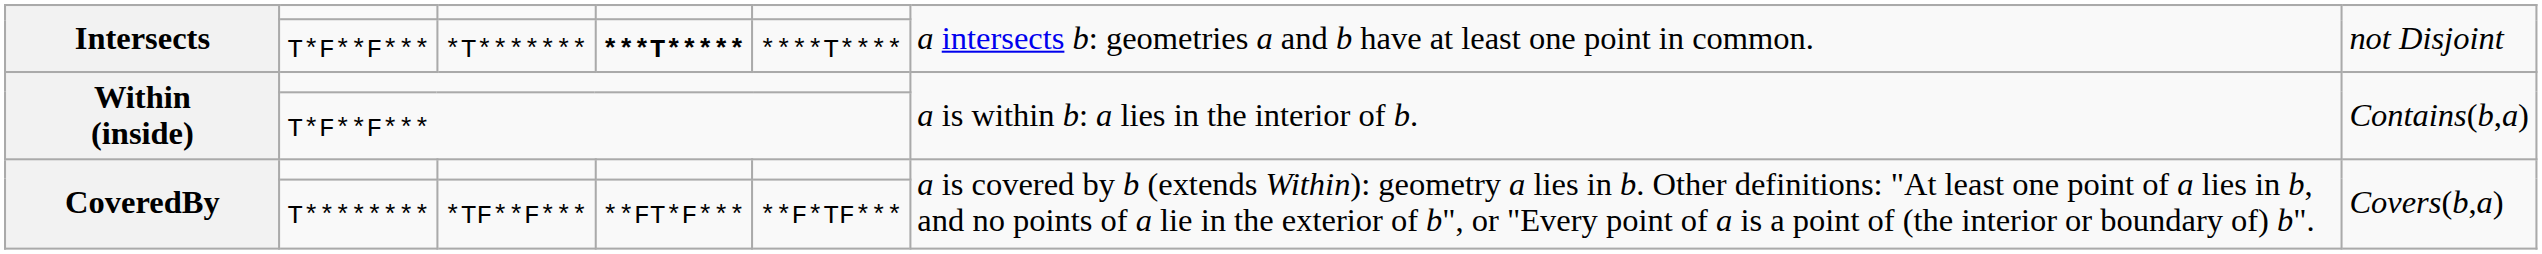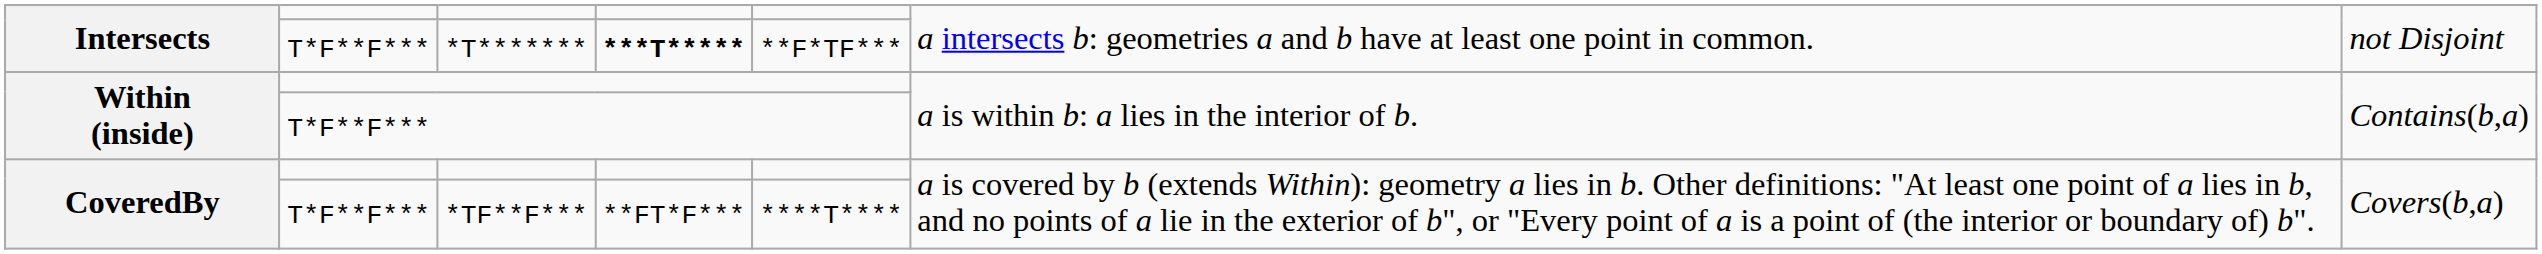(831, 49) ****T**** -> (831, 49) **F*TF***
(359, 217) T******** -> (359, 217) T*F**F***
(831, 217) **F*TF*** -> (831, 217) ****T****
